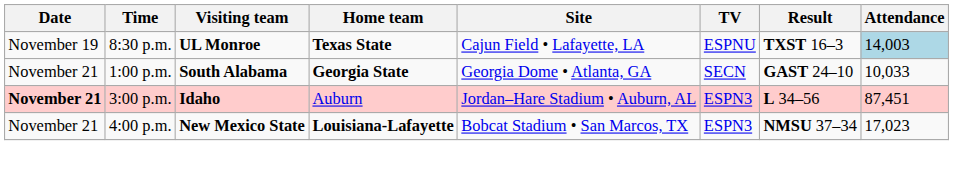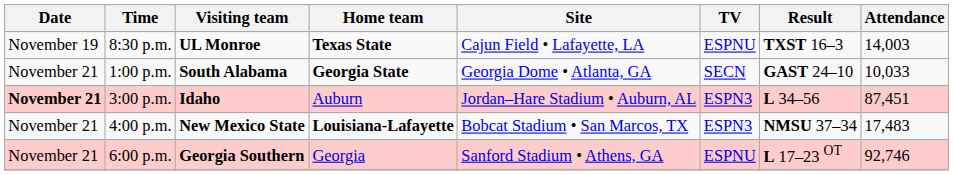(887, 45) lightblue background -> (887, 45) no background
(887, 126) 17,023 -> (887, 126) 17,483
+ row: (140, 155)
